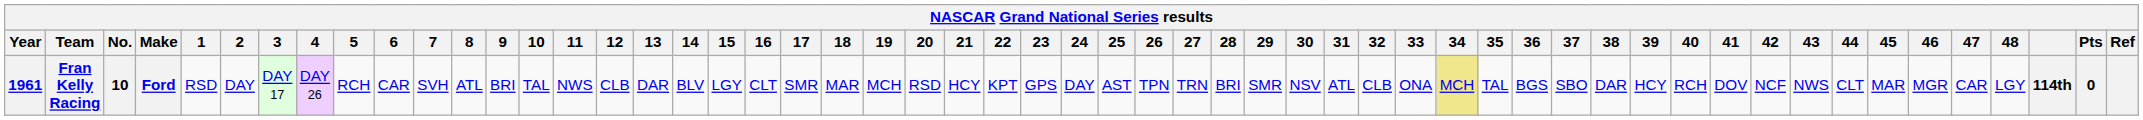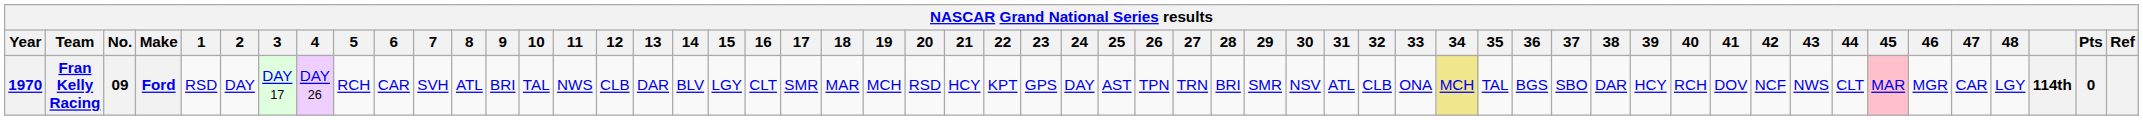(25, 85) 1961 -> (25, 85) 1970
(120, 85) 10 -> (120, 85) 09
(1888, 85) no background -> (1888, 85) pink background
